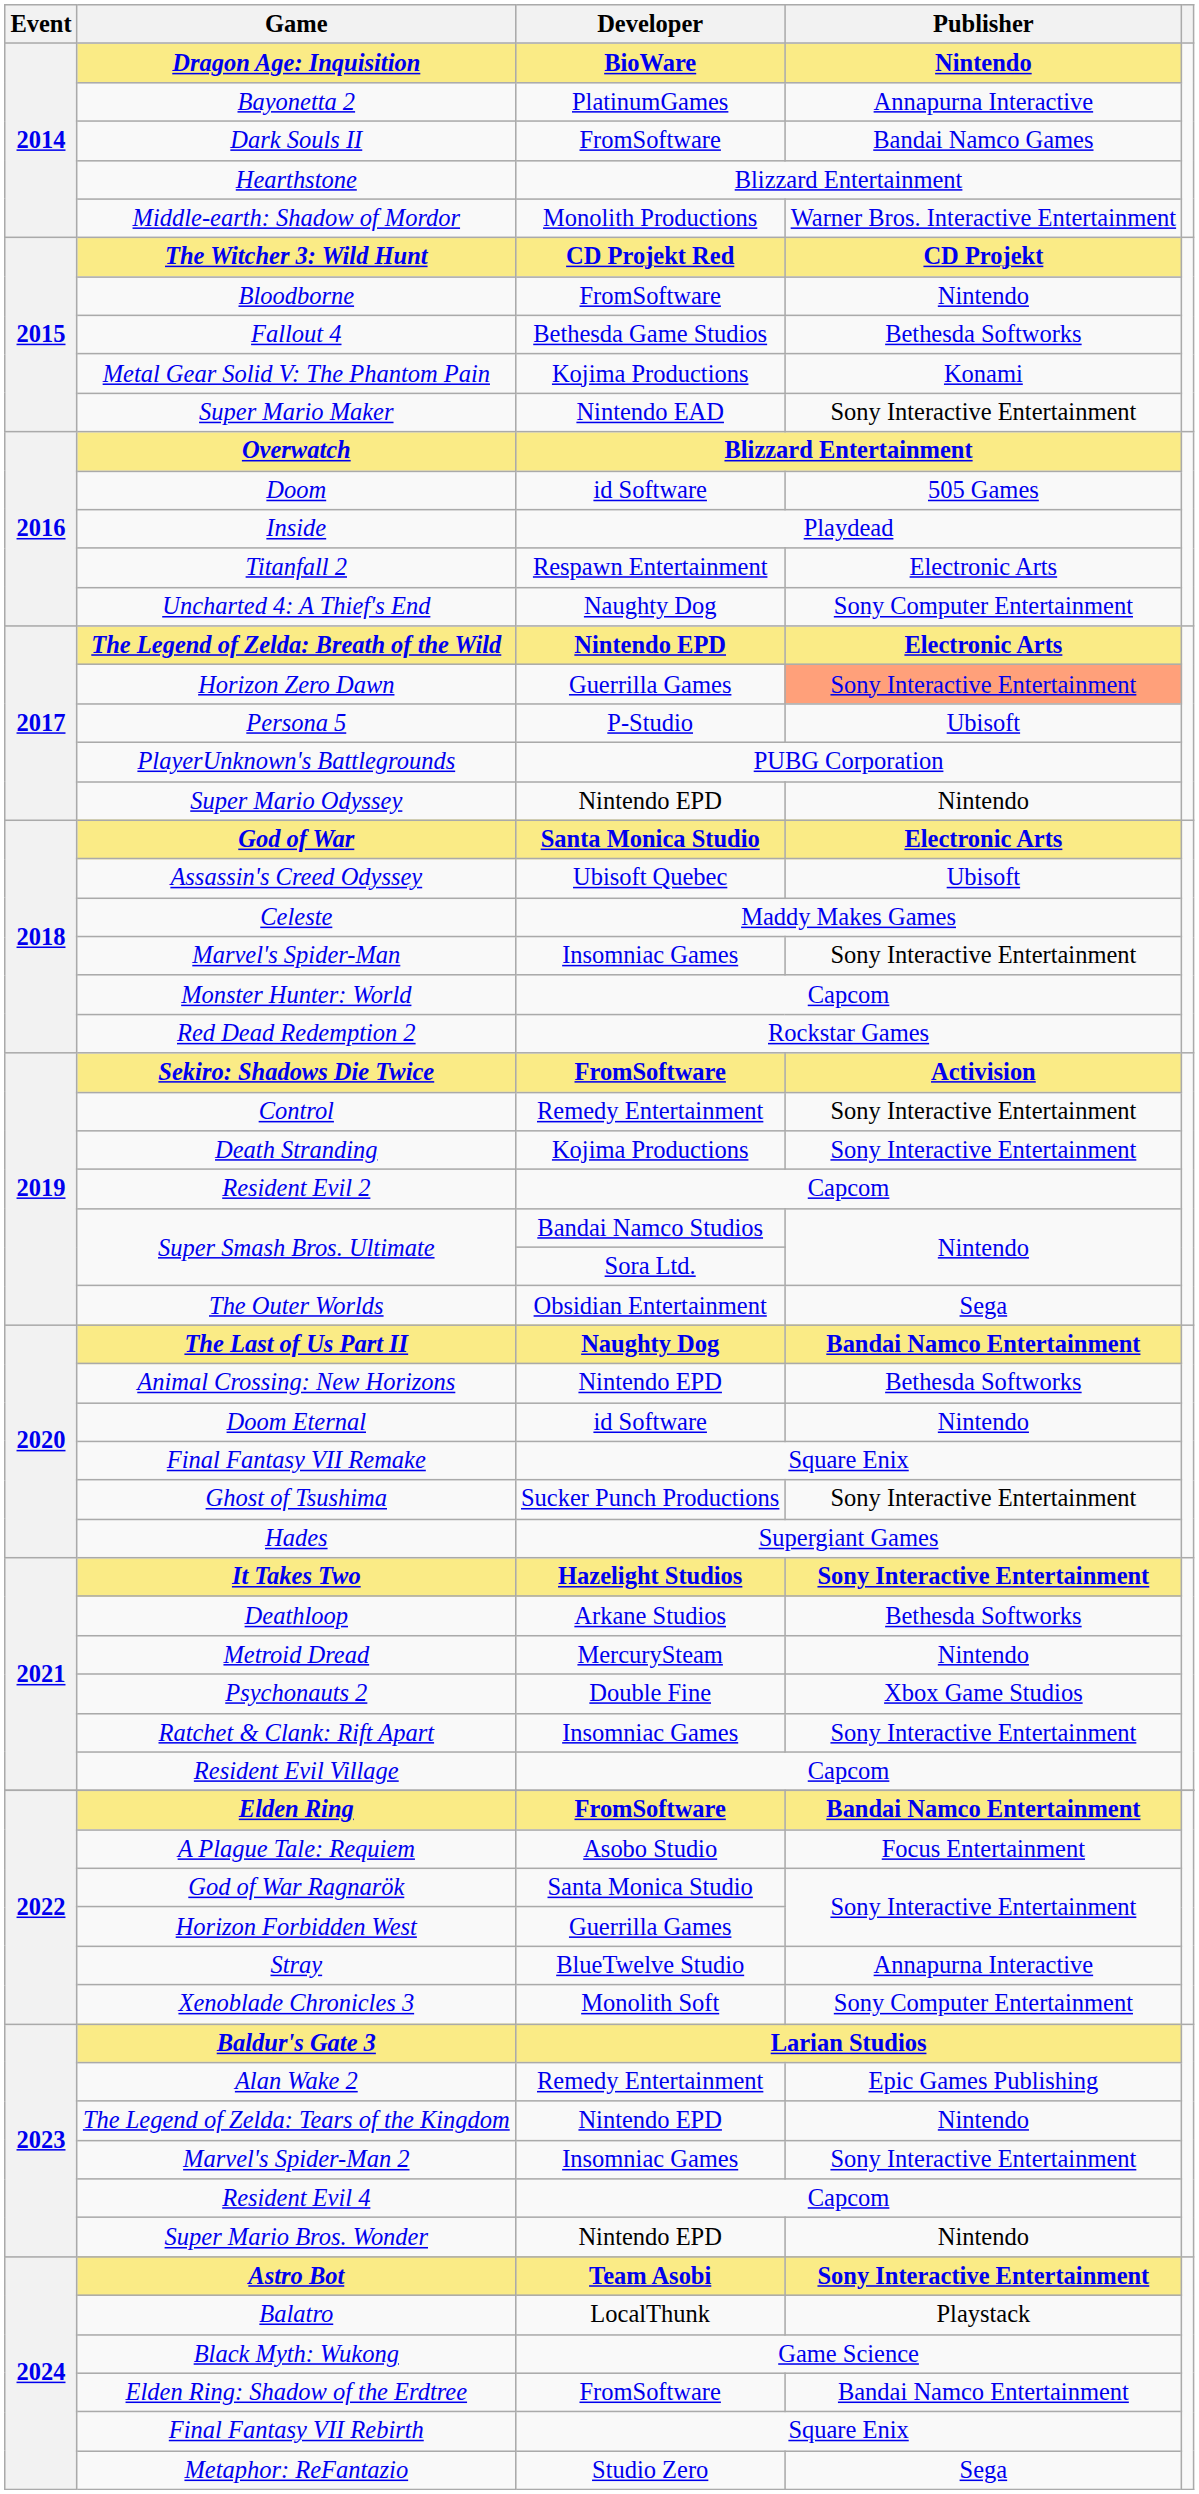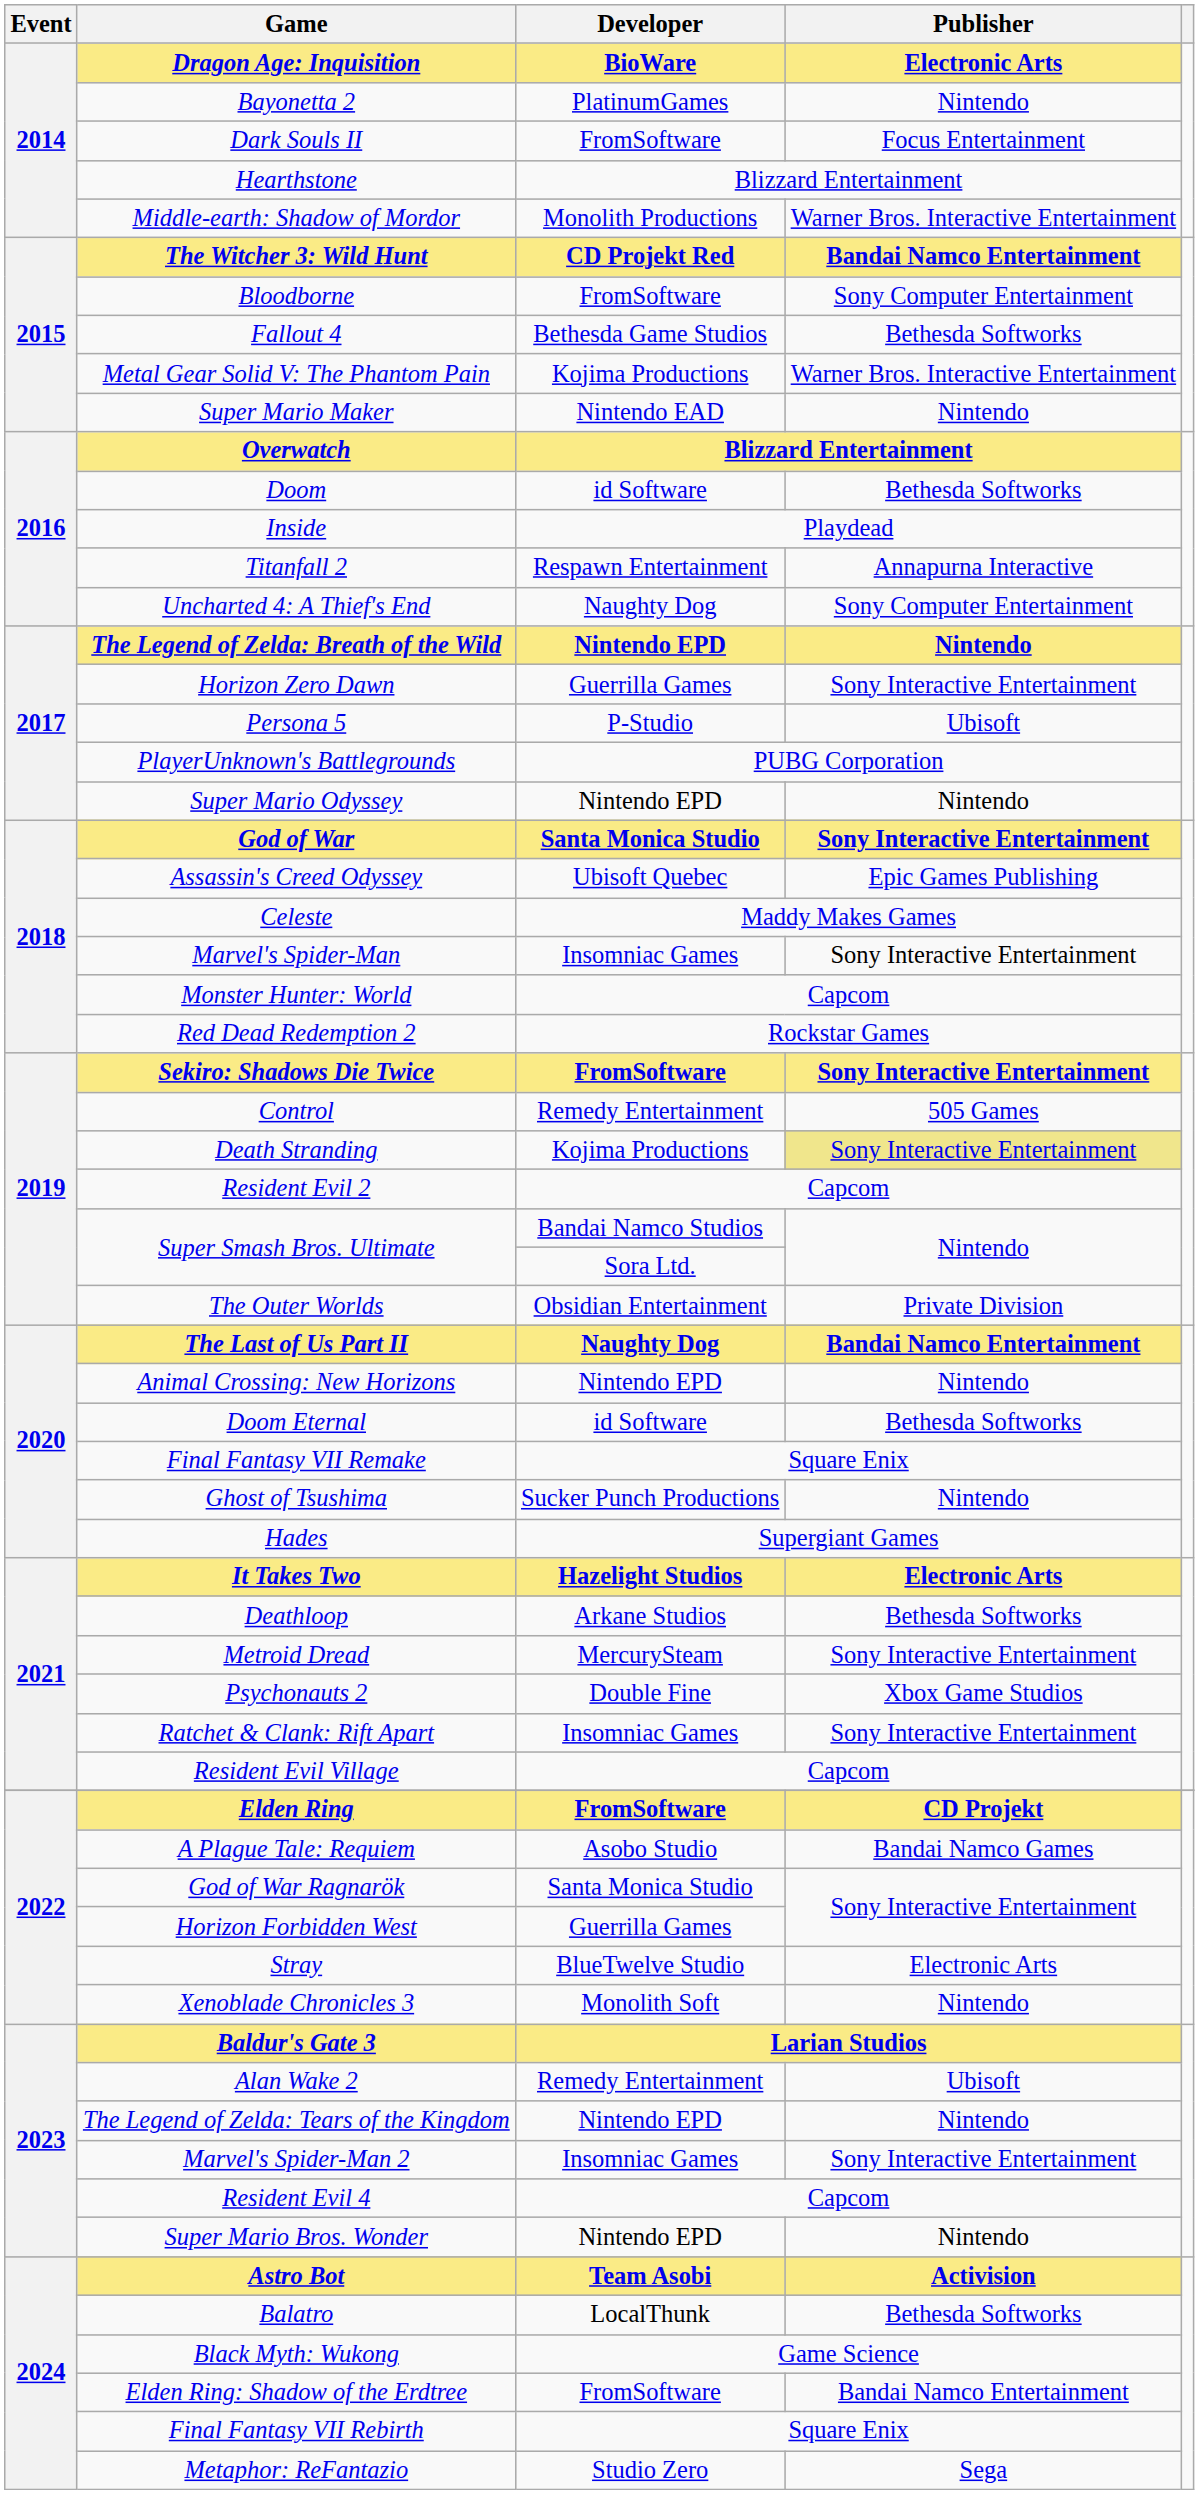(983, 62) Nintendo -> (983, 62) Electronic Arts
(983, 101) Annapurna Interactive -> (983, 101) Nintendo
(983, 140) Bandai Namco Games -> (983, 140) Focus Entertainment
(983, 256) CD Projekt -> (983, 256) Bandai Namco Entertainment
(983, 295) Nintendo -> (983, 295) Sony Computer Entertainment
(983, 373) Konami -> (983, 373) Warner Bros. Interactive Entertainment
(983, 412) Sony Interactive Entertainment -> (983, 412) Nintendo
(983, 489) 505 Games -> (983, 489) Bethesda Softworks
(983, 567) Electronic Arts -> (983, 567) Annapurna Interactive
(983, 645) Electronic Arts -> (983, 645) Nintendo
(983, 683) lightsalmon background -> (983, 683) no background
(983, 839) Electronic Arts -> (983, 839) Sony Interactive Entertainment
(983, 878) Ubisoft -> (983, 878) Epic Games Publishing
(983, 1072) Activision -> (983, 1072) Sony Interactive Entertainment
(983, 1110) Sony Interactive Entertainment -> (983, 1110) 505 Games
(983, 1149) no background -> (983, 1149) khaki background
(983, 1305) Sega -> (983, 1305) Private Division
(983, 1382) Bethesda Softworks -> (983, 1382) Nintendo
(983, 1421) Nintendo -> (983, 1421) Bethesda Softworks
(983, 1499) Sony Interactive Entertainment -> (983, 1499) Nintendo
(983, 1576) Sony Interactive Entertainment -> (983, 1576) Electronic Arts
(983, 1654) Nintendo -> (983, 1654) Sony Interactive Entertainment
(983, 1809) Bandai Namco Entertainment -> (983, 1809) CD Projekt
(983, 1848) Focus Entertainment -> (983, 1848) Bandai Namco Games
(983, 1965) Annapurna Interactive -> (983, 1965) Electronic Arts
(983, 2003) Sony Computer Entertainment -> (983, 2003) Nintendo
(983, 2081) Epic Games Publishing -> (983, 2081) Ubisoft
(983, 2275) Sony Interactive Entertainment -> (983, 2275) Activision
(983, 2314) Playstack -> (983, 2314) Bethesda Softworks
